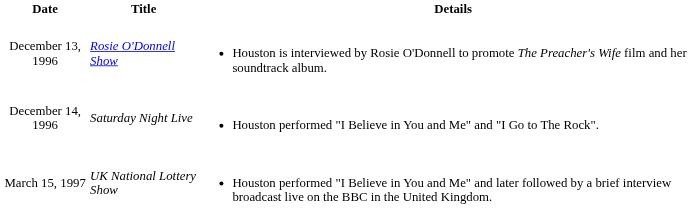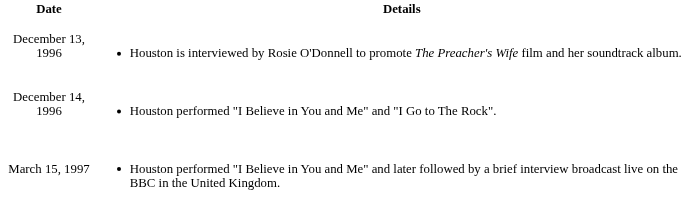- column: (144, 8)
